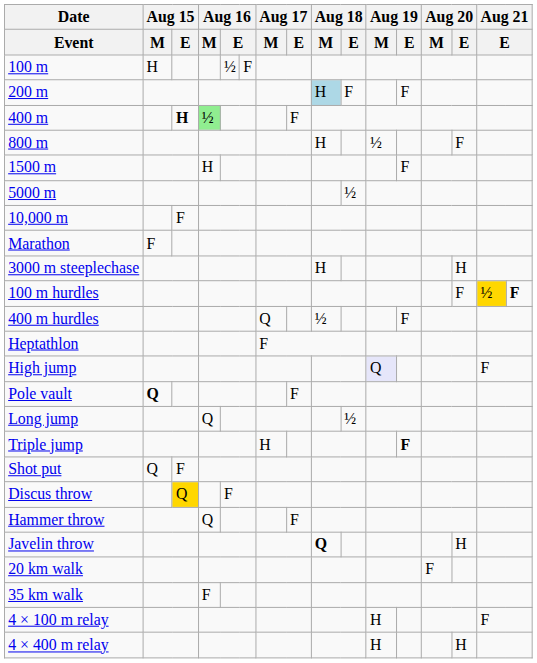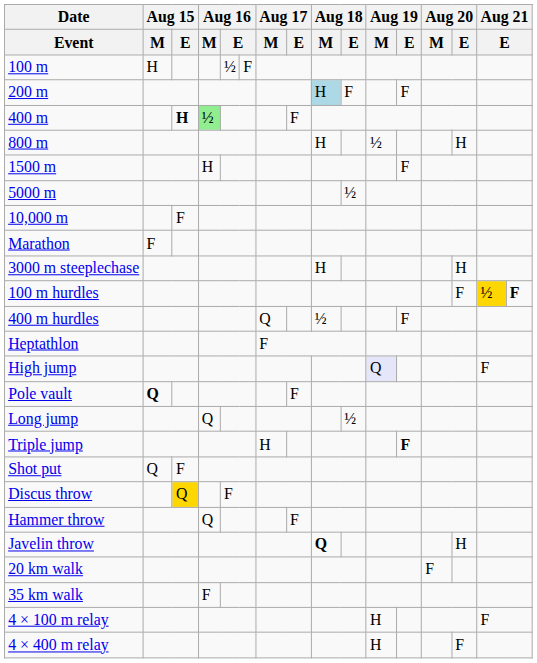(460, 142) F -> (461, 142) H
(461, 645) H -> (460, 645) F
